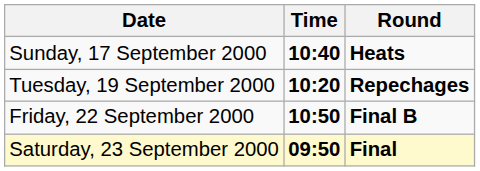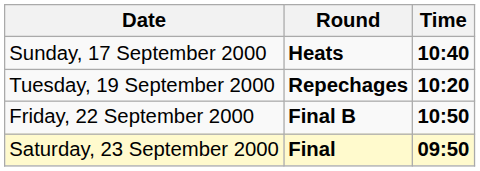columns swapped: (314, 20) <-> (409, 20)
